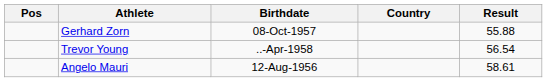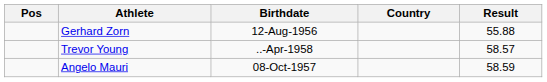(284, 31) 08-Oct-1957 -> (284, 31) 12-Aug-1956
(501, 49) 56.54 -> (501, 49) 58.57
(284, 67) 12-Aug-1956 -> (284, 67) 08-Oct-1957
(501, 67) 58.61 -> (501, 67) 58.59
